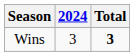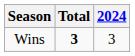columns swapped: (73, 16) <-> (110, 16)
